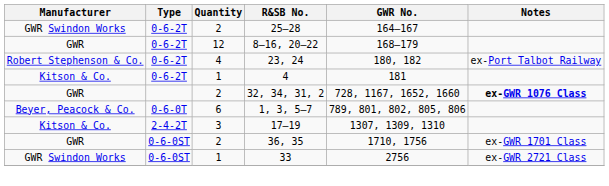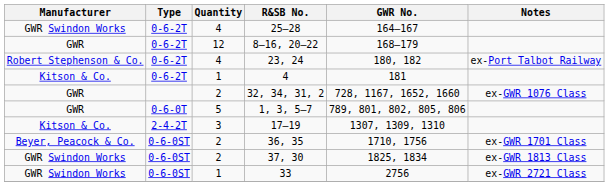(218, 29) 2 -> (218, 29) 4
(536, 93) bold -> (536, 93) normal
(75, 109) Beyer, Peacock & Co. -> (75, 109) GWR
(218, 109) 6 -> (218, 109) 5
(75, 141) GWR -> (75, 141) Beyer, Peacock & Co.
+ row: (286, 157)
